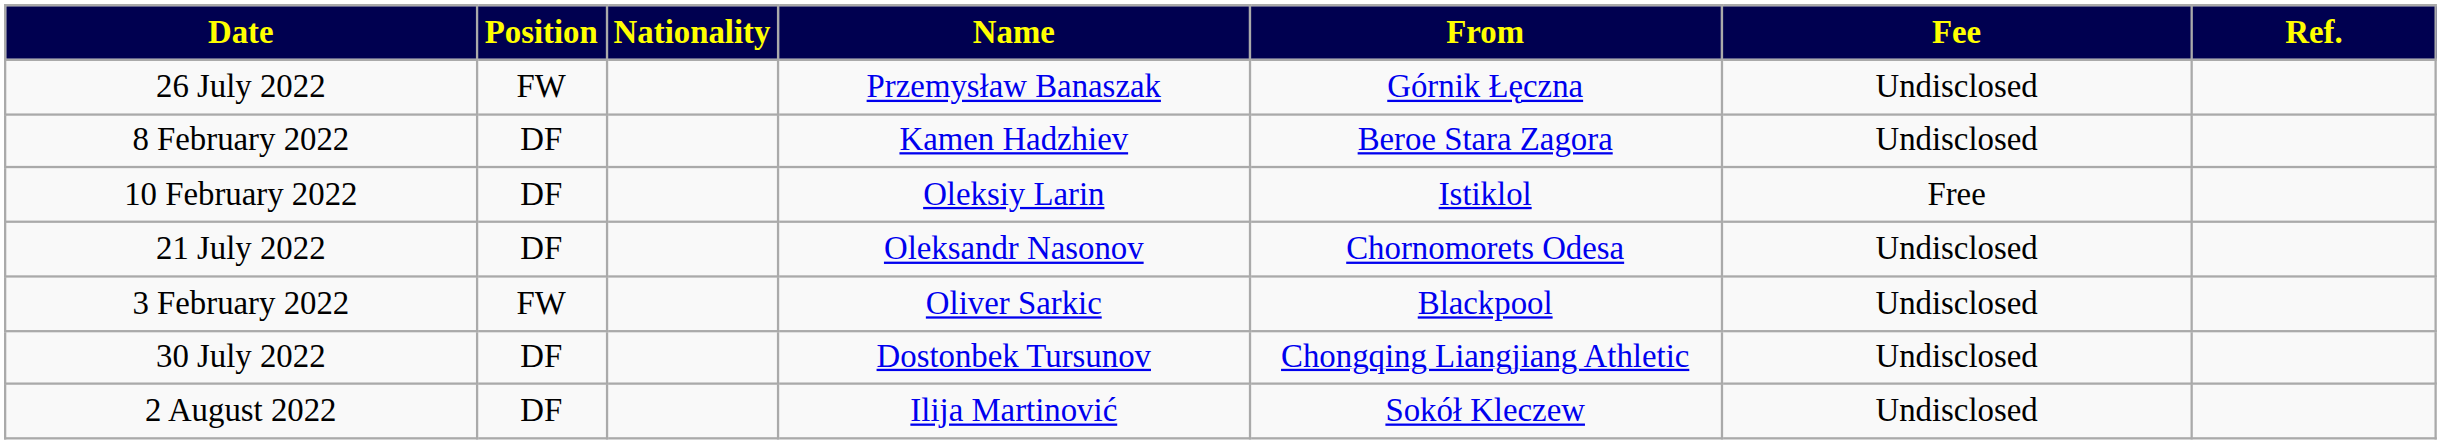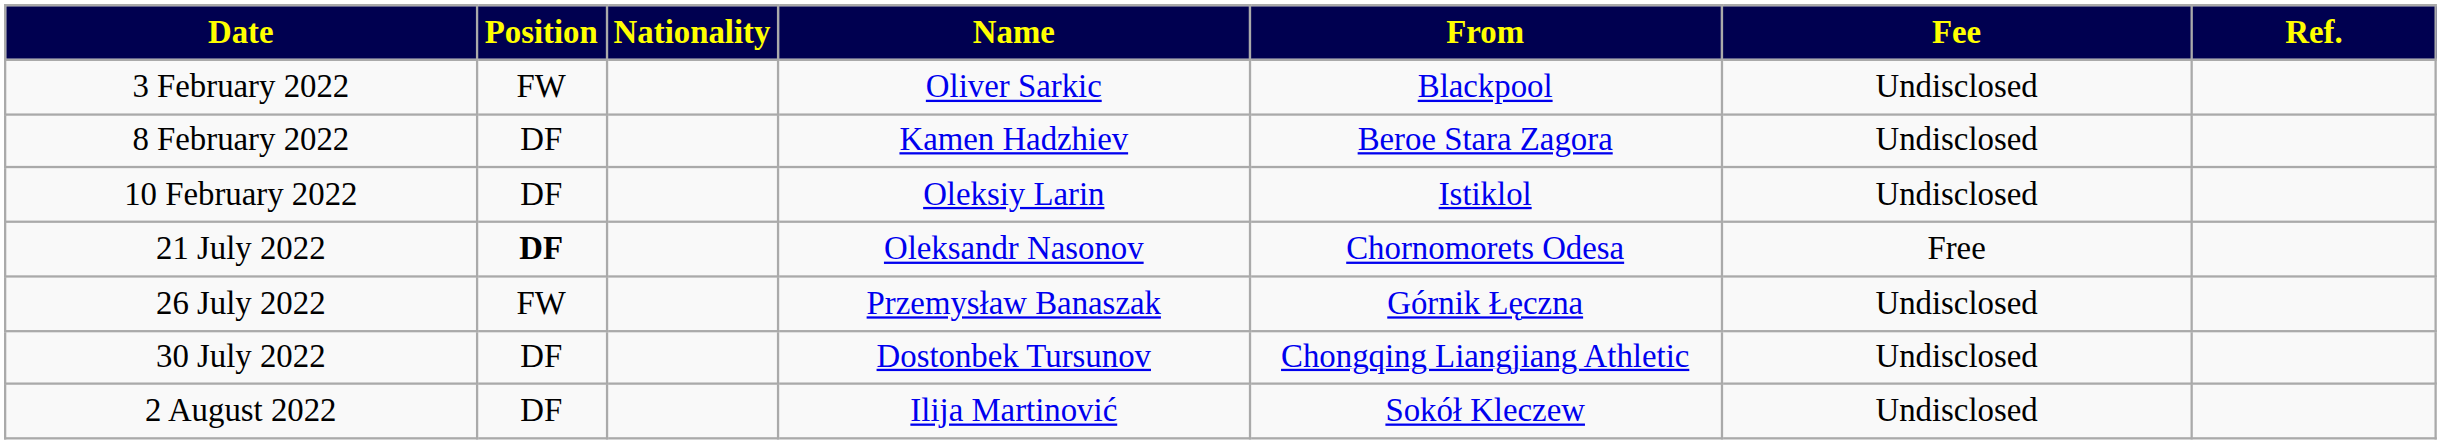rows swapped: (241, 302) <-> (241, 86)
(1957, 194) Free -> (1957, 194) Undisclosed
(541, 248) normal -> (541, 248) bold
(1957, 248) Undisclosed -> (1957, 248) Free
